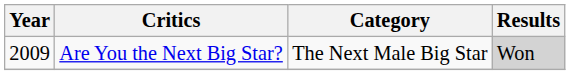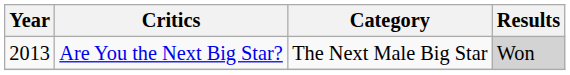(30, 52) 2009 -> (30, 52) 2013
